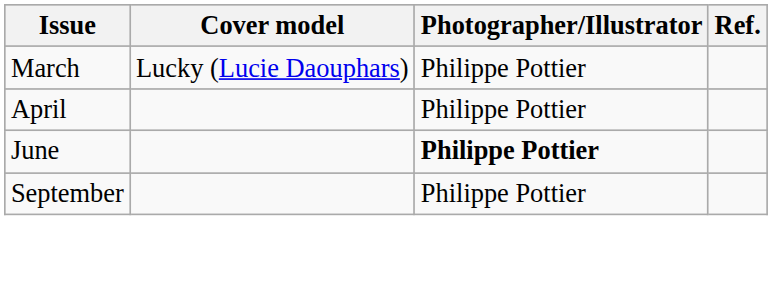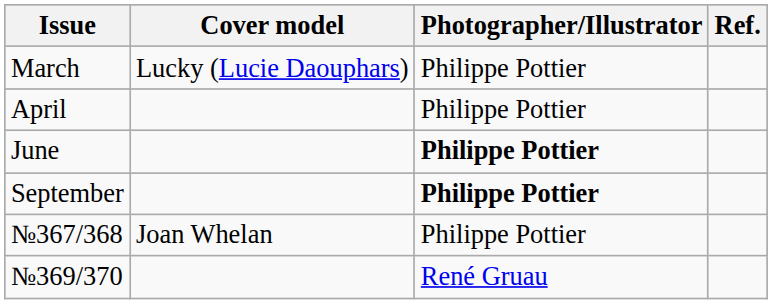(503, 192) normal -> (510, 192) bold
+ row: (67, 234)
+ row: (67, 276)
